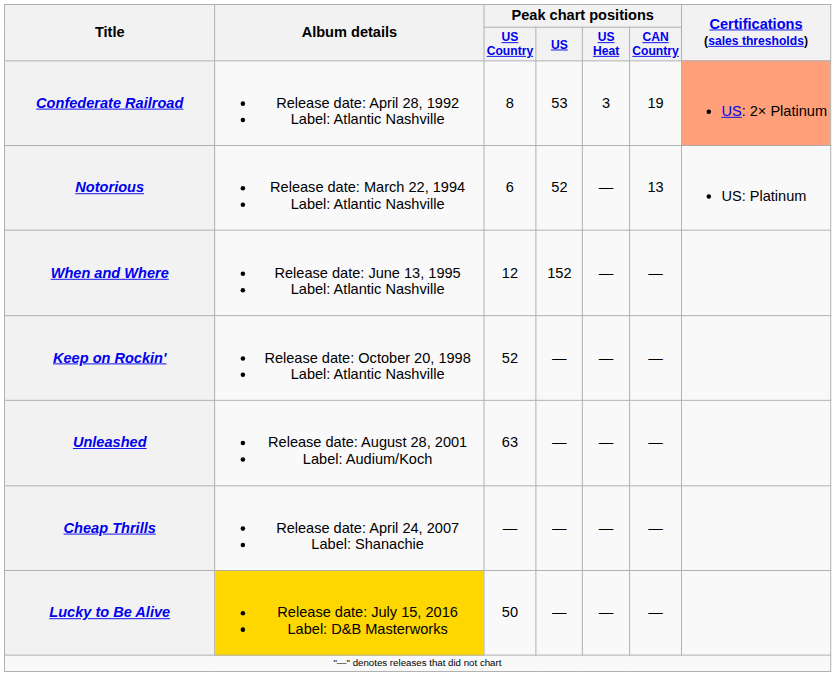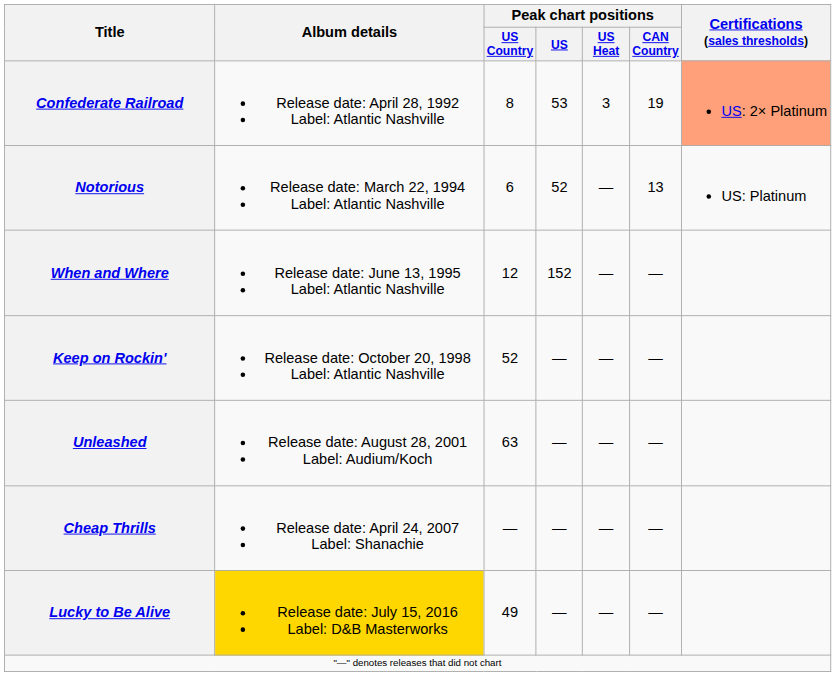(510, 612) 50 -> (510, 612) 49
